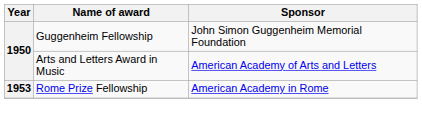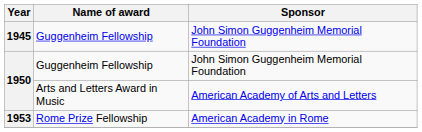+ row: (19, 36)
